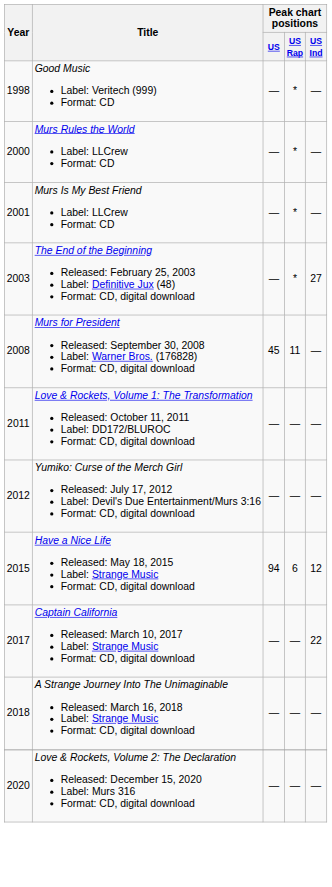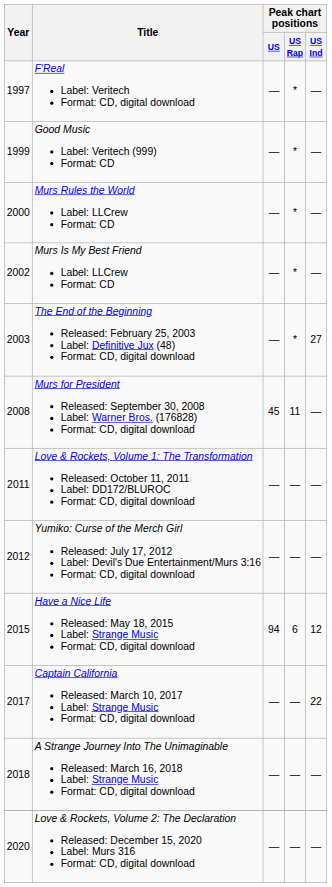+ row: (148, 86)
(18, 91) 1998 -> (18, 151) 1999
(18, 212) 2001 -> (18, 273) 2002
